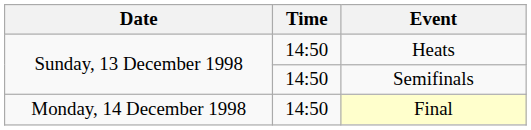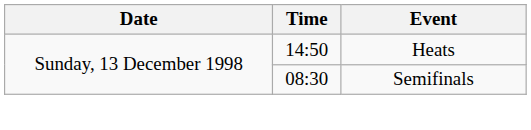(307, 79) 14:50 -> (307, 79) 08:30
- row: (433, 109)
